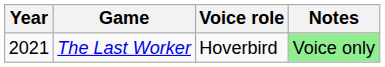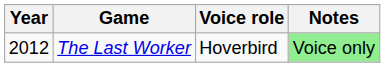(29, 47) 2021 -> (29, 47) 2012
